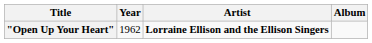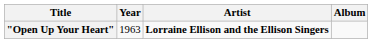(130, 30) 1962 -> (130, 30) 1963
